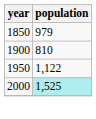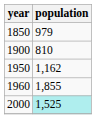(48, 68) 1,122 -> (48, 68) 1,162
+ row: (19, 86)
